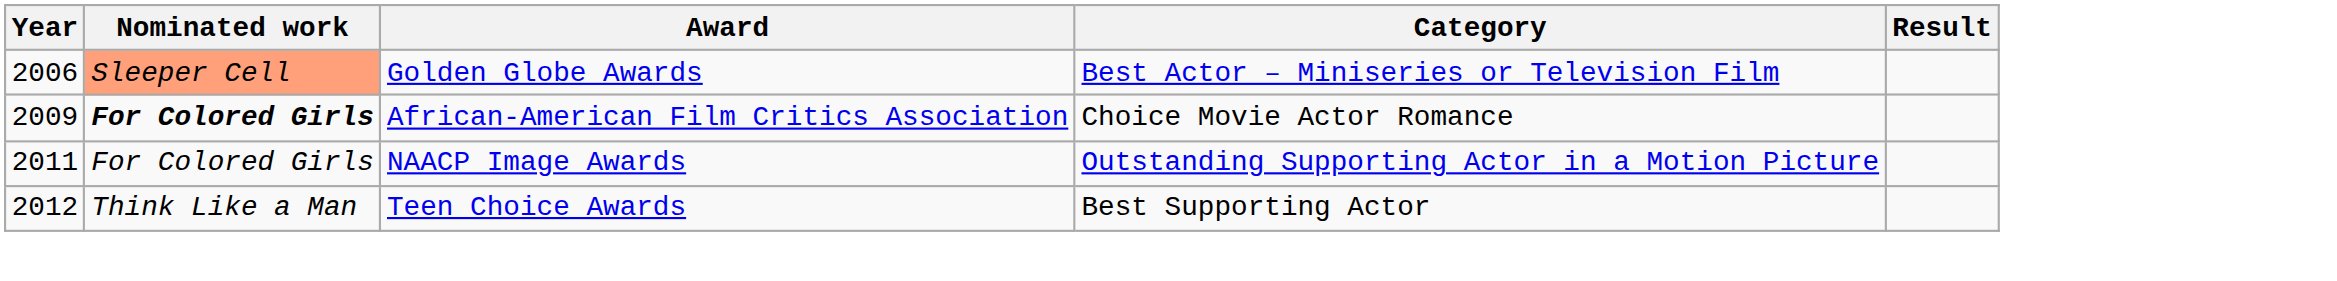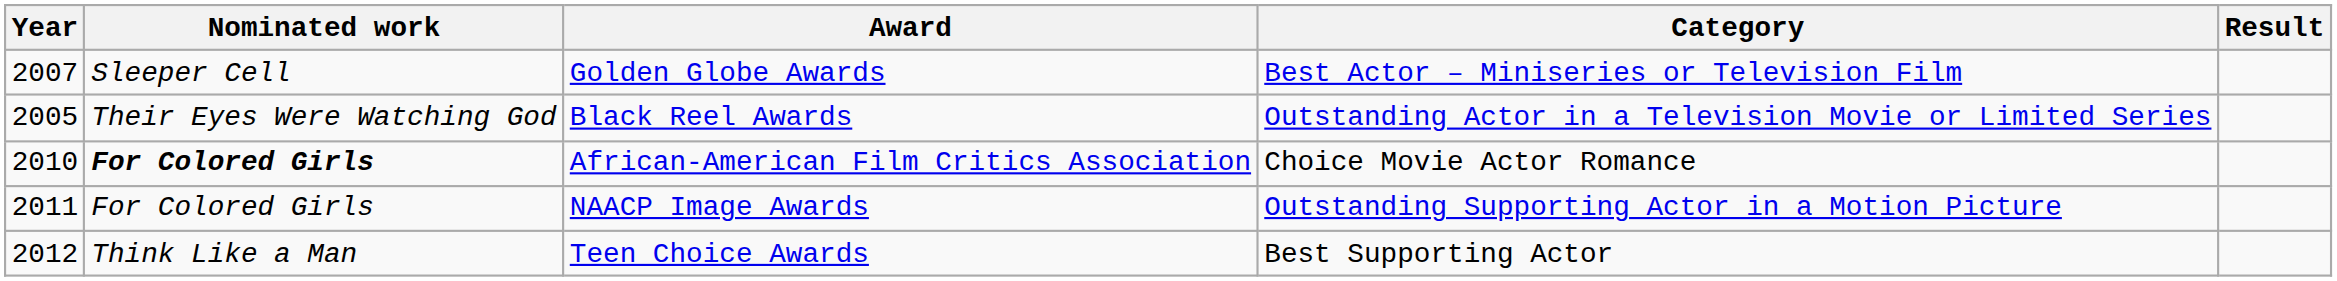(45, 73) 2006 -> (45, 73) 2007
(191, 73) lightsalmon background -> (191, 73) no background
+ row: (711, 118)
(45, 118) 2009 -> (45, 163) 2010
